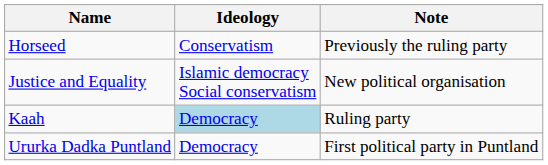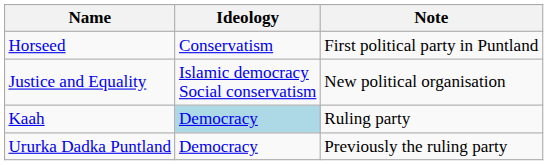(416, 45) Previously the ruling party -> (431, 45) First political party in Puntland
(431, 145) First political party in Puntland -> (416, 145) Previously the ruling party
